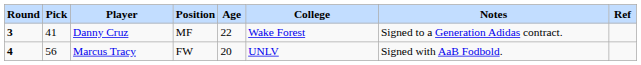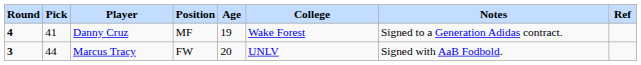(10, 32) 3 -> (10, 32) 4
(226, 32) 22 -> (226, 32) 19
(10, 51) 4 -> (10, 51) 3
(51, 51) 56 -> (51, 51) 44
